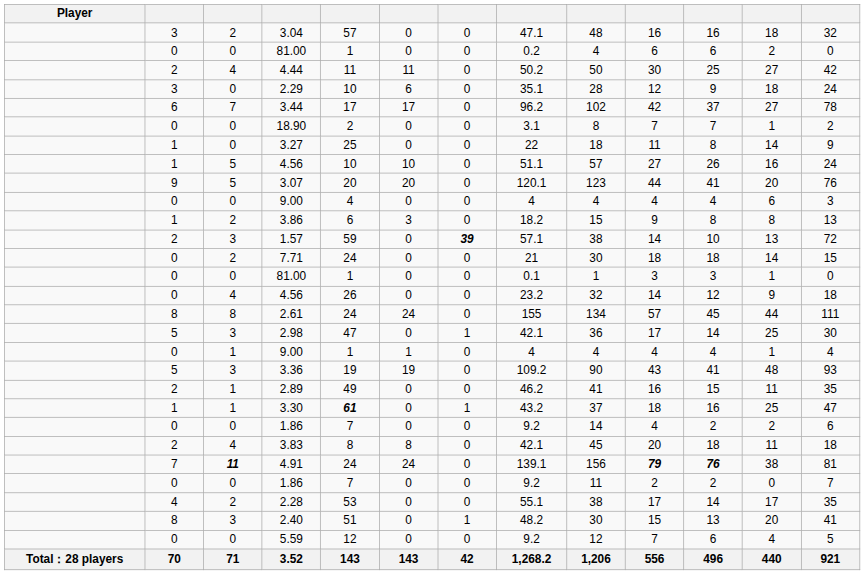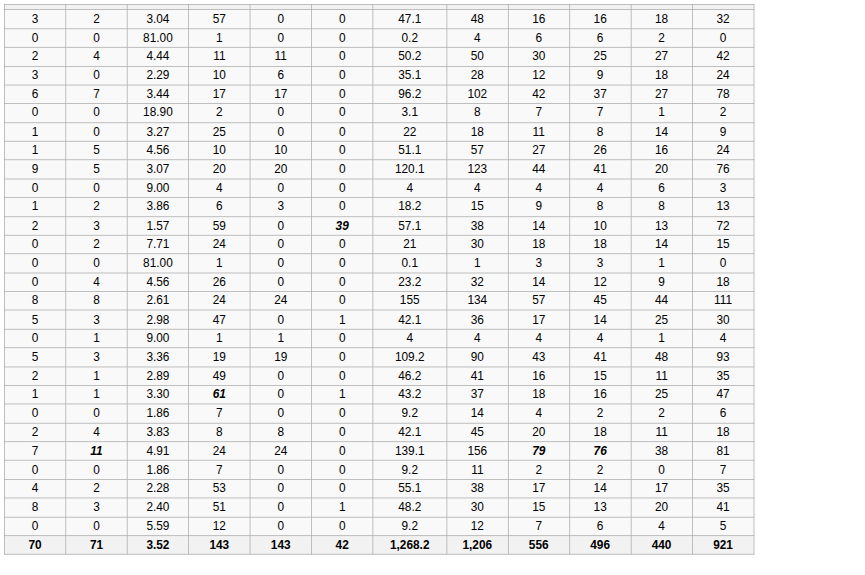- column: (75, 13)
